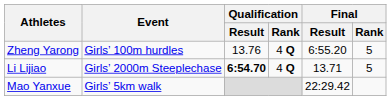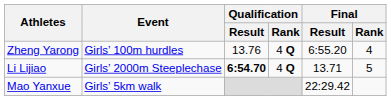(369, 50) 5 -> (369, 50) 4
